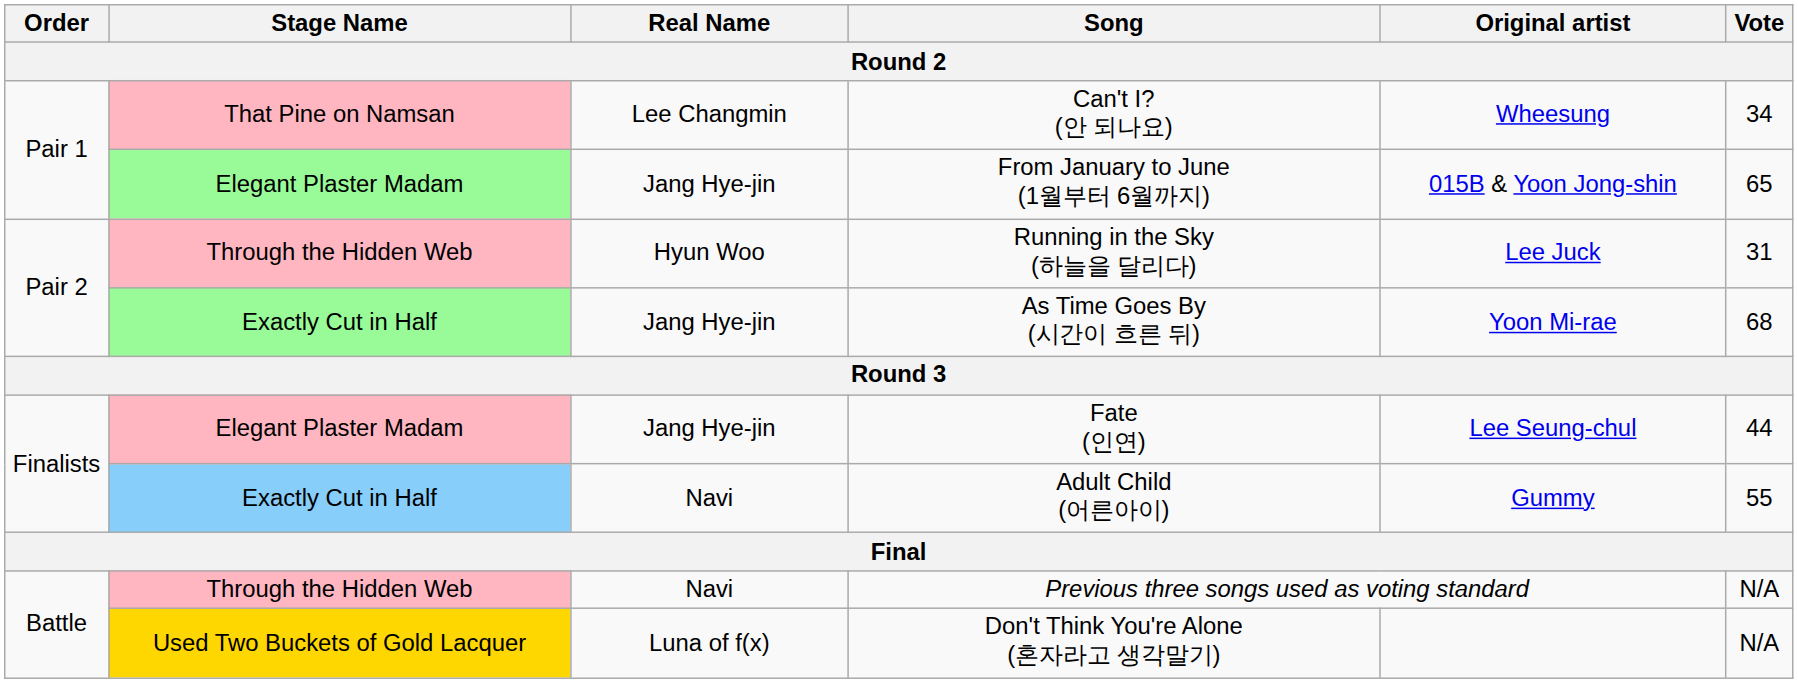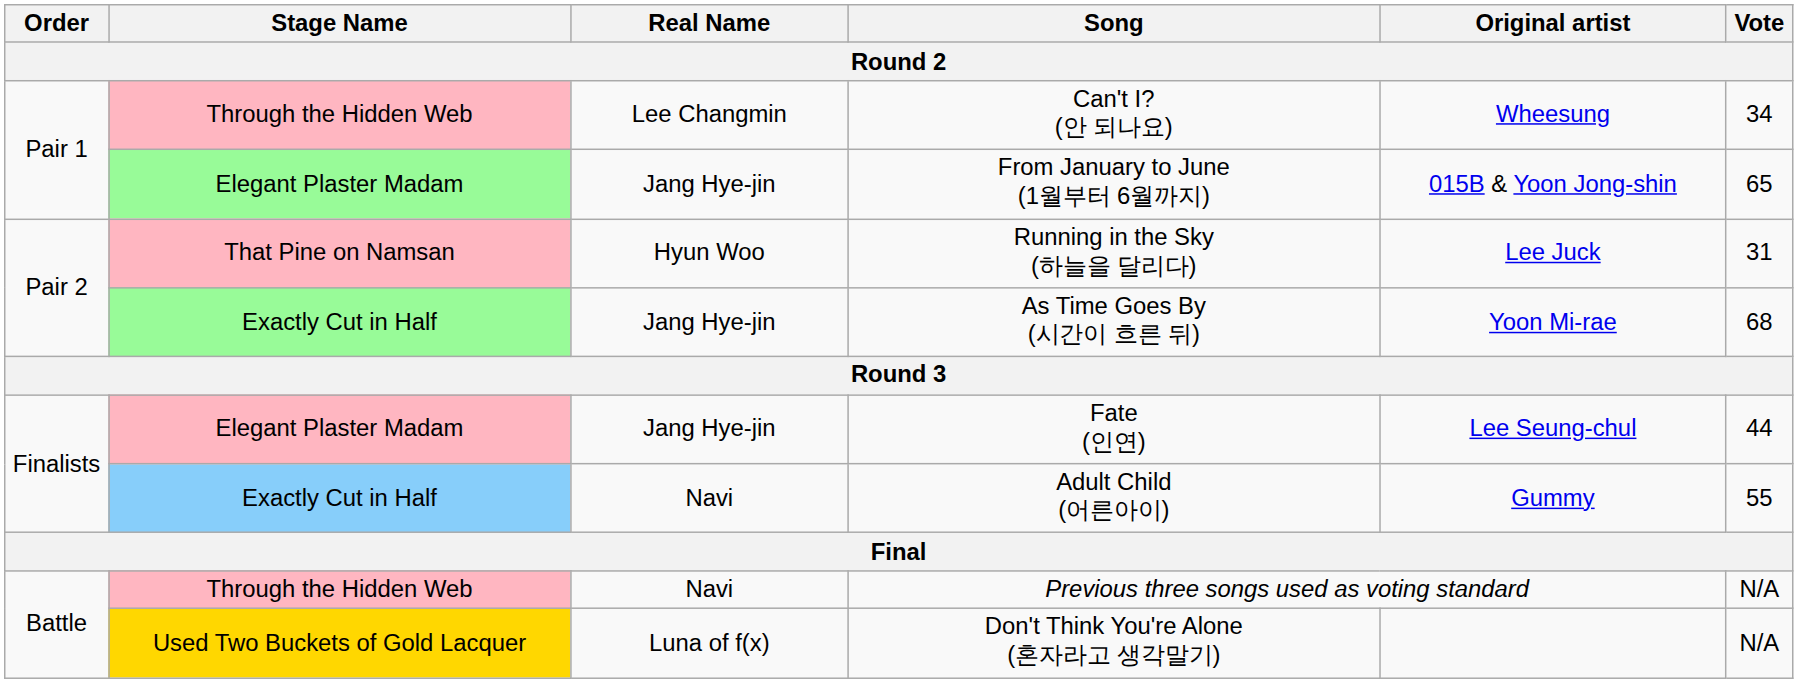(340, 114) That Pine on Namsan -> (340, 114) Through the Hidden Web
(340, 252) Through the Hidden Web -> (340, 252) That Pine on Namsan
